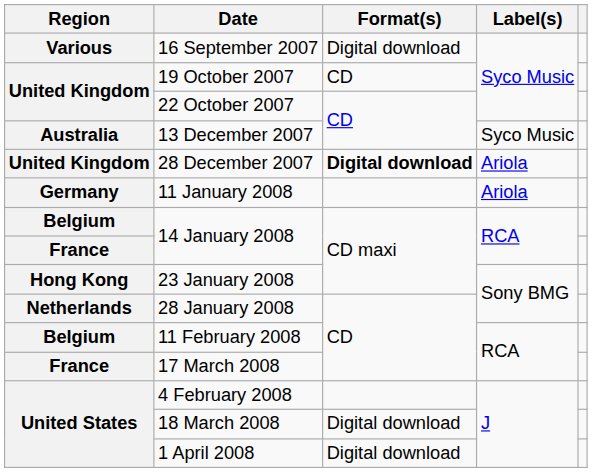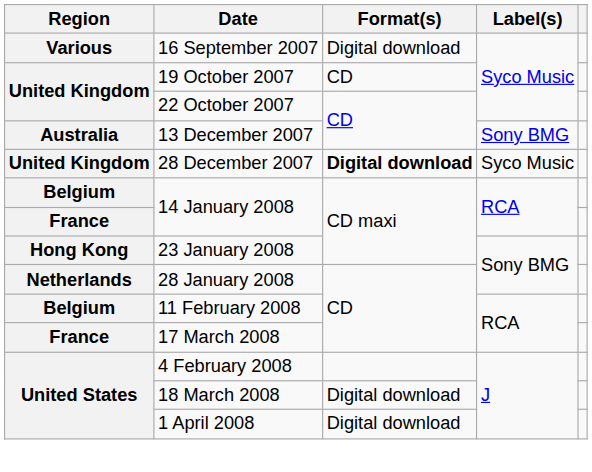(528, 134) Syco Music -> (525, 134) Sony BMG
(504, 163) Ariola -> (528, 163) Syco Music
- row: (79, 192)
